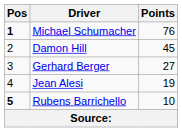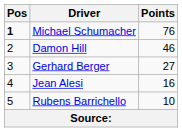(169, 48) 45 -> (169, 48) 46
(169, 84) 19 -> (169, 84) 16
(10, 101) bold -> (10, 101) normal
